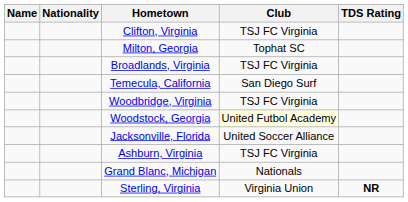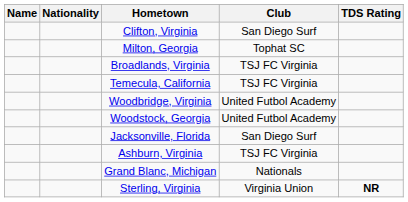(279, 31) TSJ FC Virginia -> (279, 31) San Diego Surf
(279, 84) San Diego Surf -> (279, 84) TSJ FC Virginia
(279, 101) TSJ FC Virginia -> (279, 101) United Futbol Academy
(279, 119) lightyellow background -> (279, 119) no background
(279, 136) United Soccer Alliance -> (279, 136) San Diego Surf
